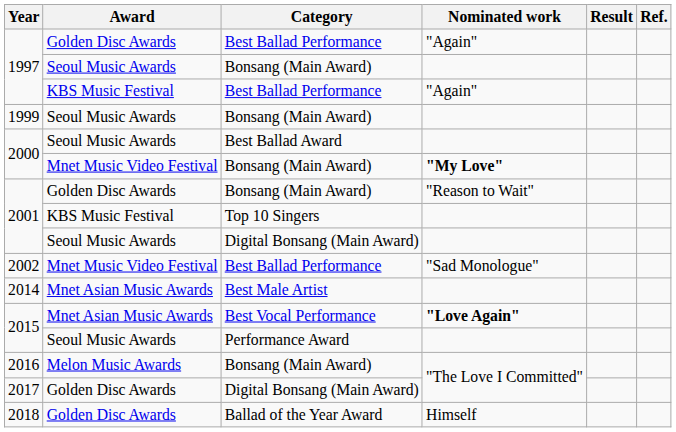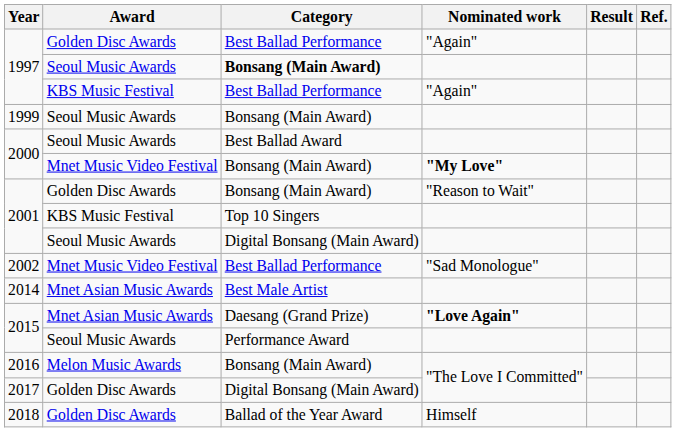(298, 66) normal -> (303, 66) bold
(300, 315) Best Vocal Performance -> (297, 315) Daesang (Grand Prize)
